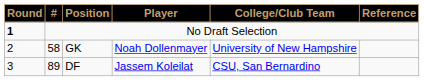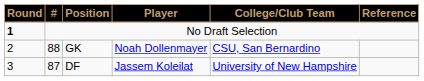(54, 48) 58 -> (54, 48) 88
(285, 48) University of New Hampshire -> (266, 48) CSU, San Bernardino
(54, 66) 89 -> (54, 66) 87
(266, 66) CSU, San Bernardino -> (285, 66) University of New Hampshire
